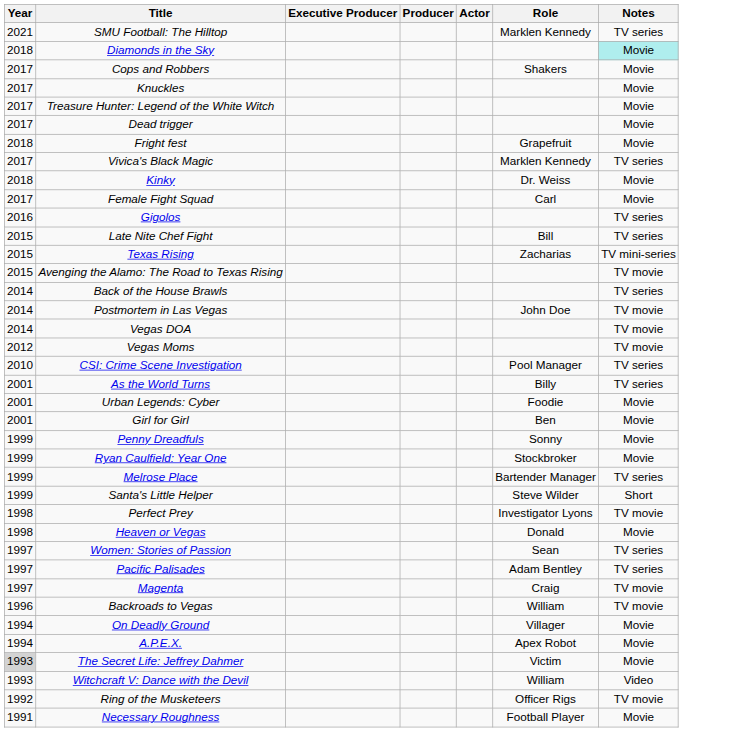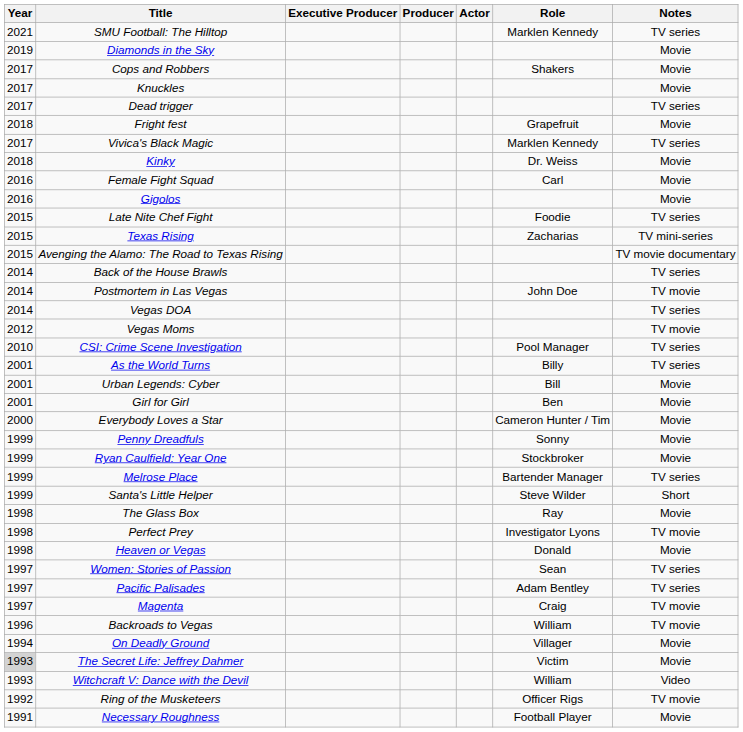(20, 50) 2018 -> (20, 50) 2019
(638, 50) paleturquoise background -> (675, 50) no background
- row: (161, 106)
(638, 124) Movie -> (675, 106) TV series
(20, 198) 2017 -> (20, 180) 2016
(638, 217) TV series -> (675, 198) Movie
(545, 236) Bill -> (553, 217) Foodie
(638, 273) TV movie -> (675, 254) TV movie documentary
(638, 328) TV movie -> (675, 310) TV series
(545, 402) Foodie -> (553, 384) Bill
+ row: (161, 421)
+ row: (161, 513)
- row: (161, 643)
